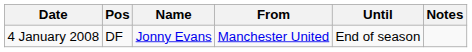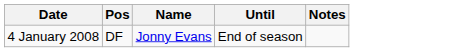- column: (274, 15)
